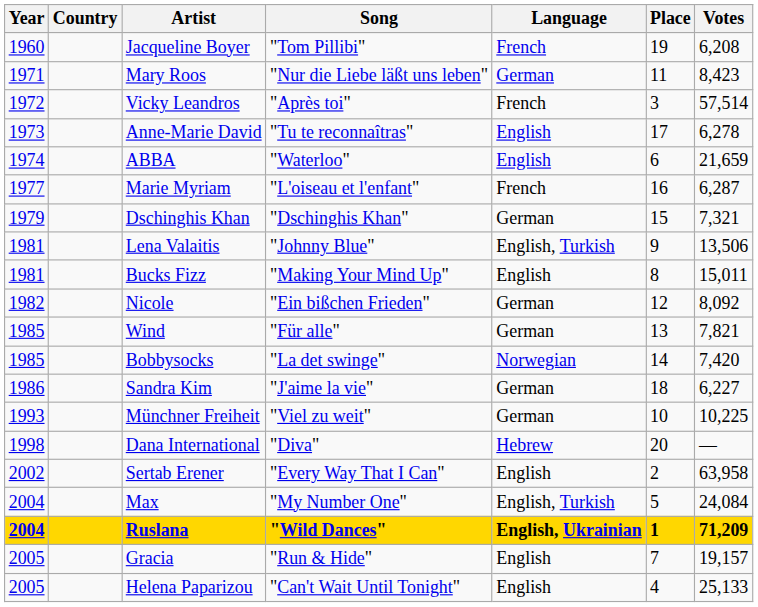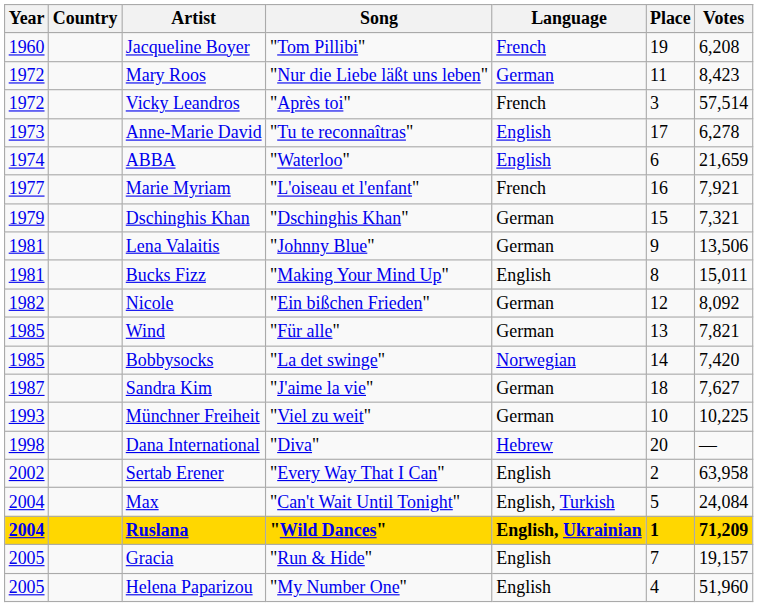(27, 75) 1971 -> (27, 75) 1972
(719, 189) 6,287 -> (719, 189) 7,921
(556, 246) English, Turkish -> (525, 246) German
(27, 388) 1986 -> (27, 388) 1987
(719, 388) 6,227 -> (719, 388) 7,627
(338, 501) "My Number One" -> (365, 501) "Can't Wait Until Tonight"
(365, 587) "Can't Wait Until Tonight" -> (338, 587) "My Number One"
(724, 587) 25,133 -> (724, 587) 51,960
